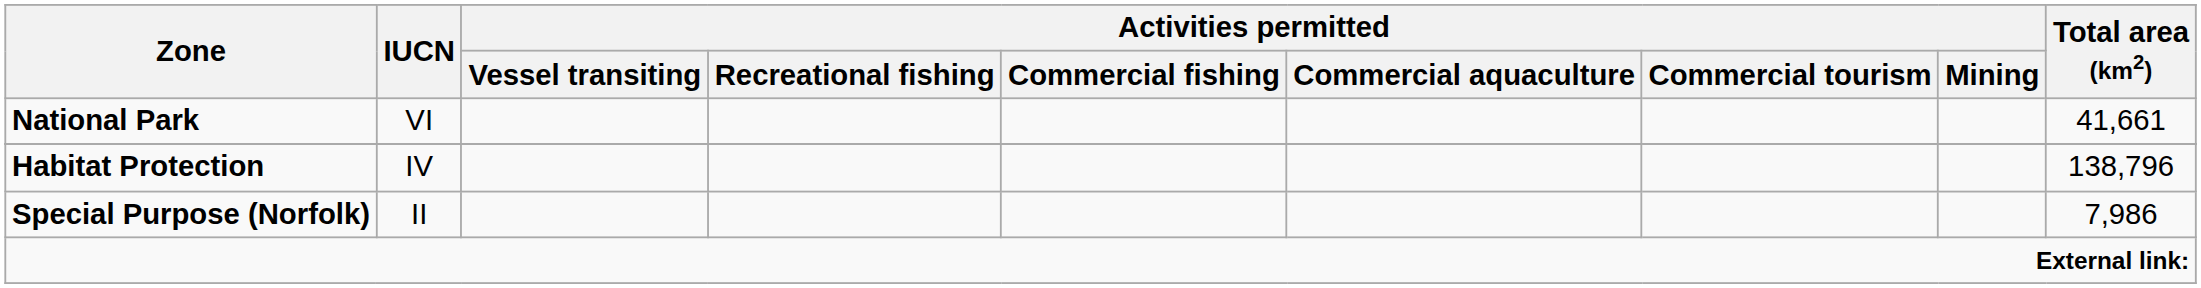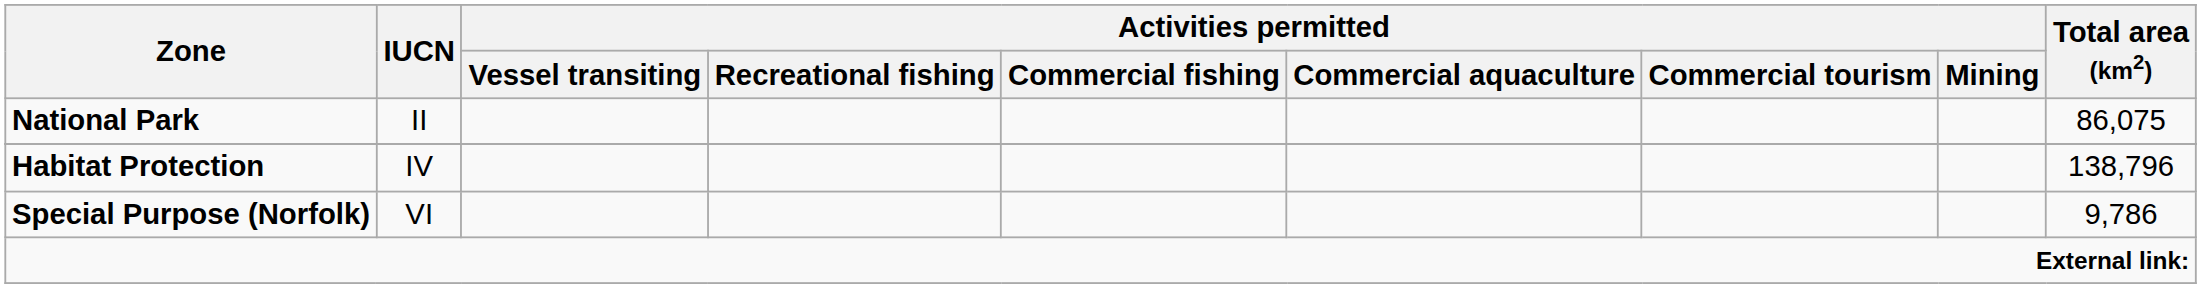(419, 120) VI -> (419, 120) II
(2121, 120) 41,661 -> (2121, 120) 86,075
(419, 213) II -> (419, 213) VI
(2121, 213) 7,986 -> (2121, 213) 9,786
